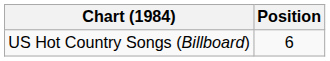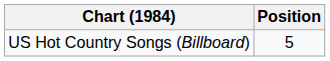(289, 42) 6 -> (289, 42) 5
